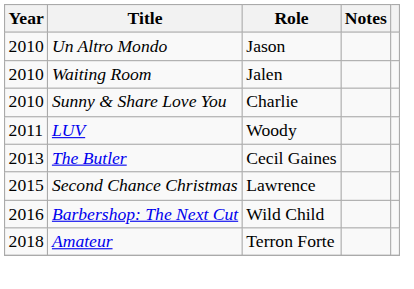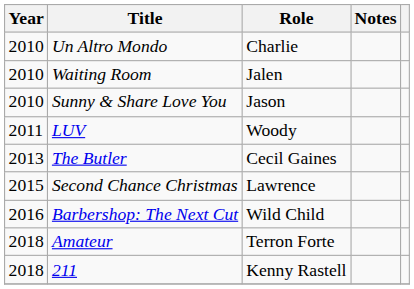(266, 46) Jason -> (272, 46) Charlie
(272, 102) Charlie -> (266, 102) Jason
+ row: (64, 269)
